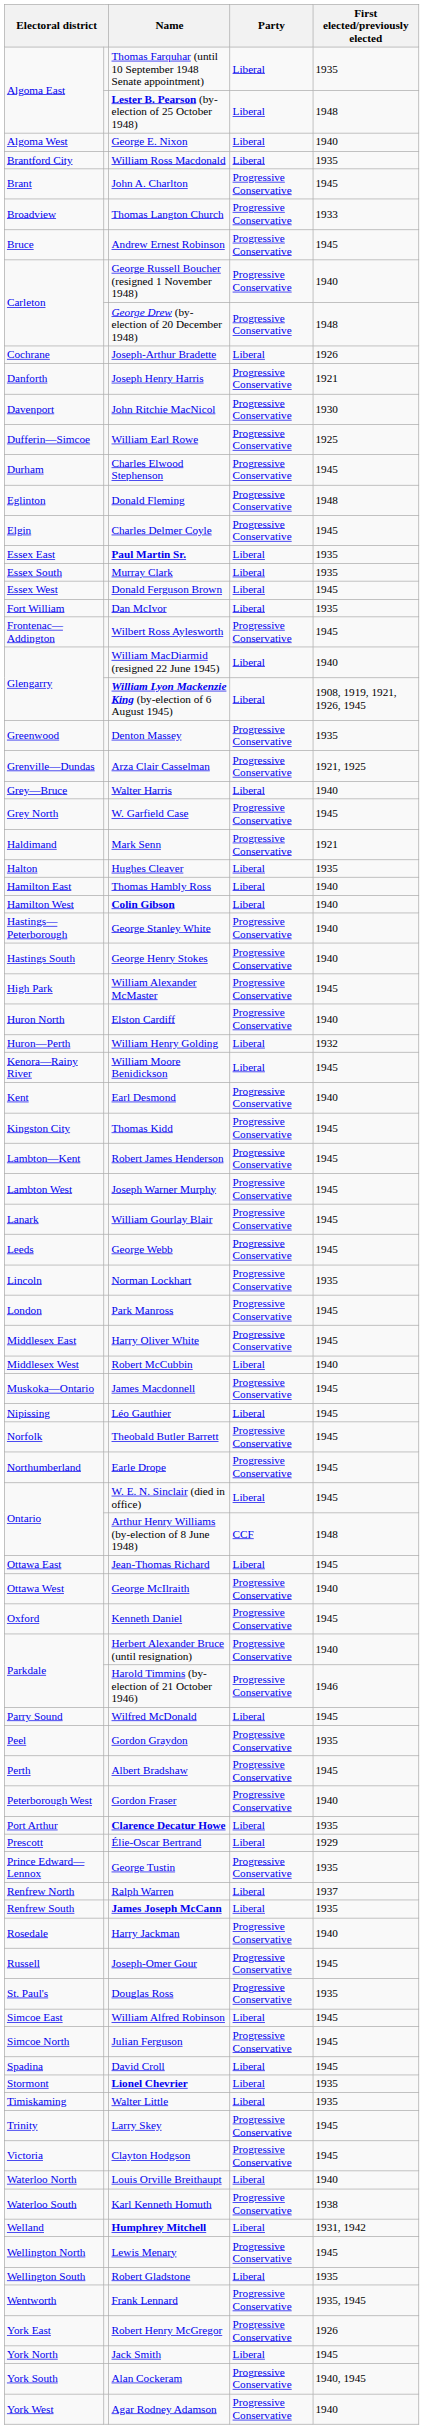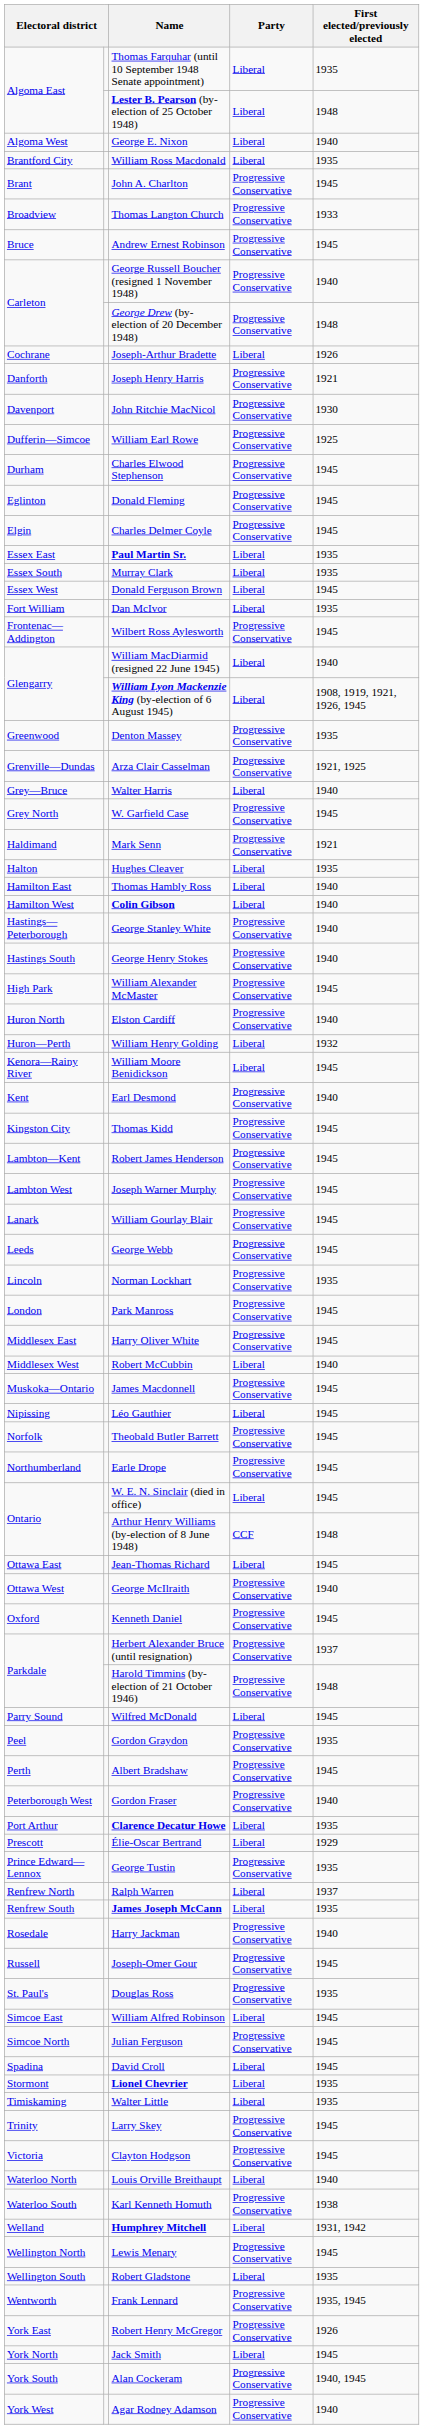(327, 500) 1948 -> (327, 500) 1945
(327, 1649) 1940 -> (327, 1649) 1937
(327, 1686) 1946 -> (327, 1686) 1948
